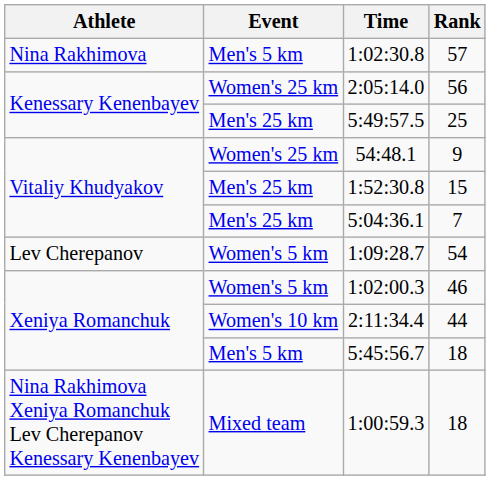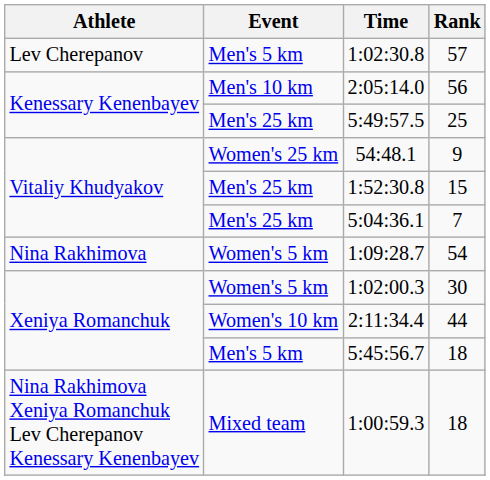(78, 54) Nina Rakhimova -> (76, 54) Lev Cherepanov
(273, 88) Women's 25 km -> (261, 88) Men's 10 km
(76, 254) Lev Cherepanov -> (78, 254) Nina Rakhimova
(457, 287) 46 -> (457, 287) 30
